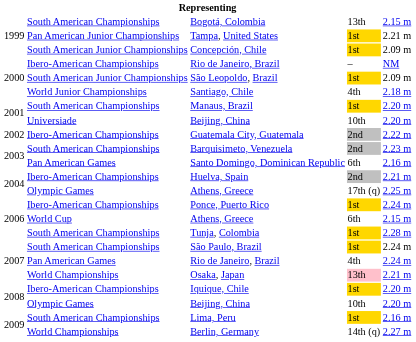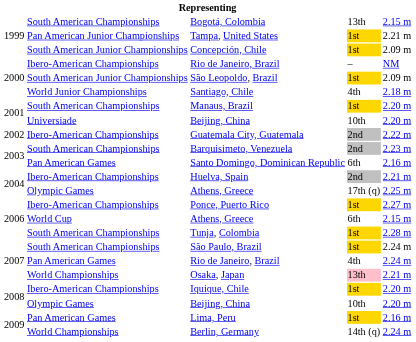(397, 204) 2.24 m -> (397, 204) 2.27 m
(93, 317) South American Championships -> (71, 317) Pan American Games
(397, 331) 2.27 m -> (397, 331) 2.24 m
